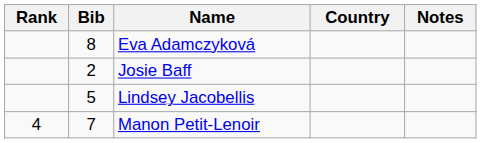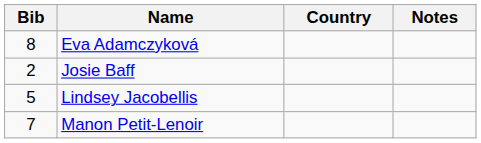- column: (37, 17)
